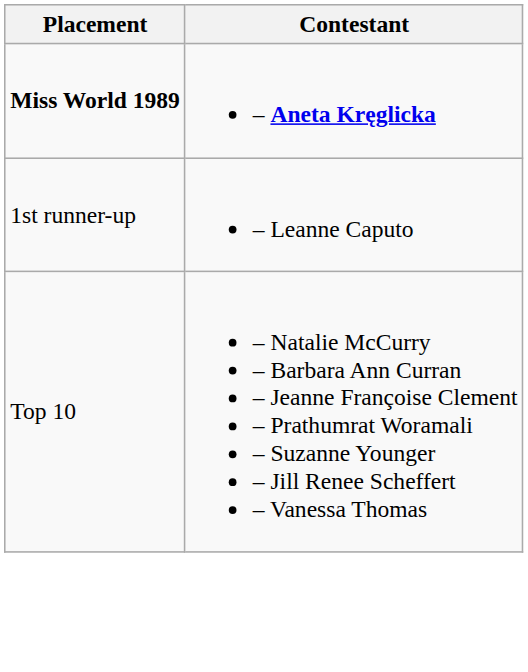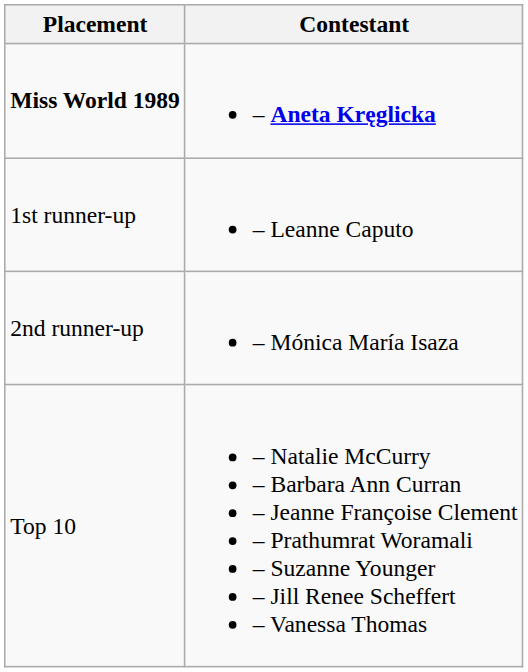+ row: (77, 328)
